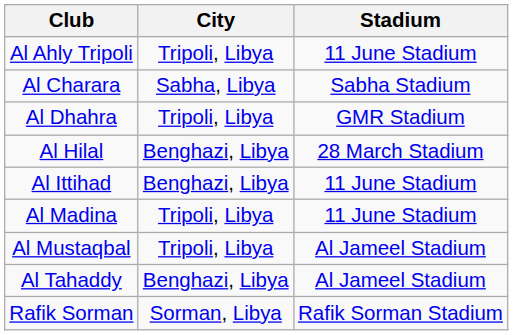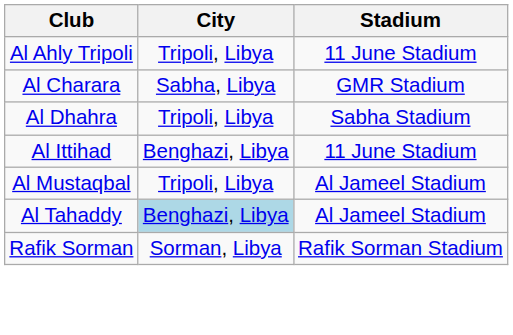(400, 85) Sabha Stadium -> (400, 85) GMR Stadium
(400, 118) GMR Stadium -> (400, 118) Sabha Stadium
- row: (71, 150)
- row: (71, 215)
(216, 280) no background -> (216, 215) lightblue background
